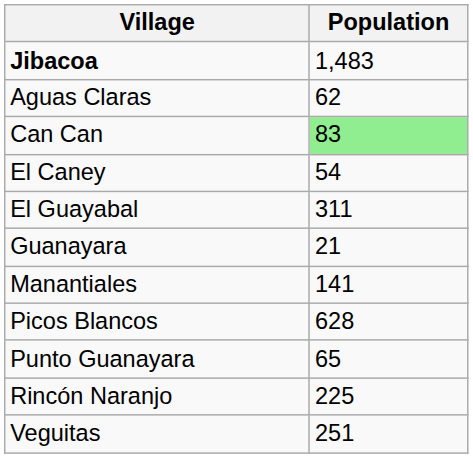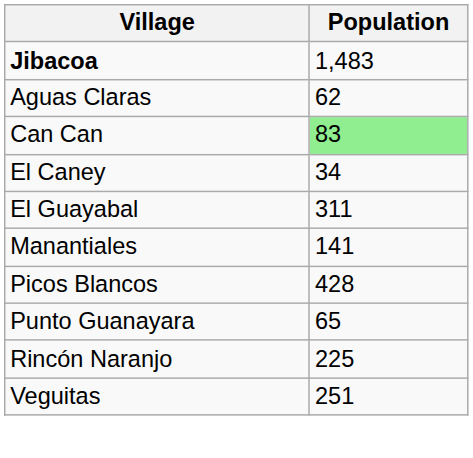(388, 173) 54 -> (388, 173) 34
- row: (68, 246)
(388, 322) 628 -> (388, 284) 428
